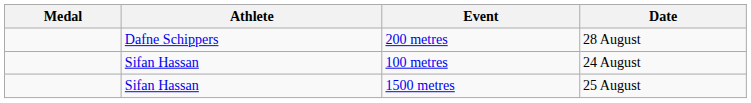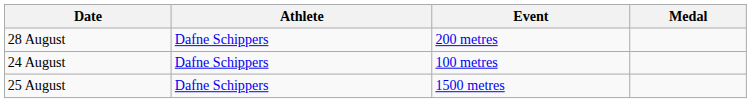columns swapped: (63, 16) <-> (663, 16)
(162, 63) Sifan Hassan -> (222, 63) Dafne Schippers
(162, 86) Sifan Hassan -> (222, 86) Dafne Schippers
